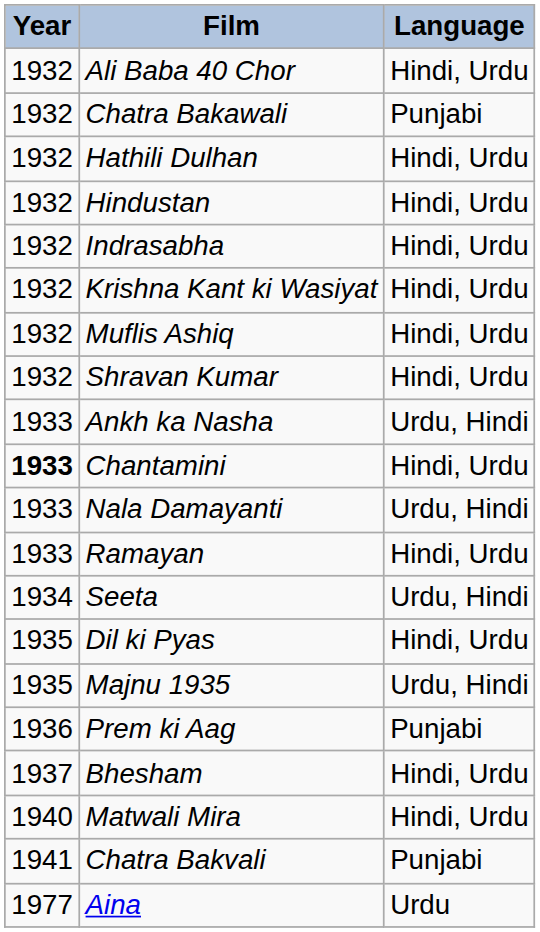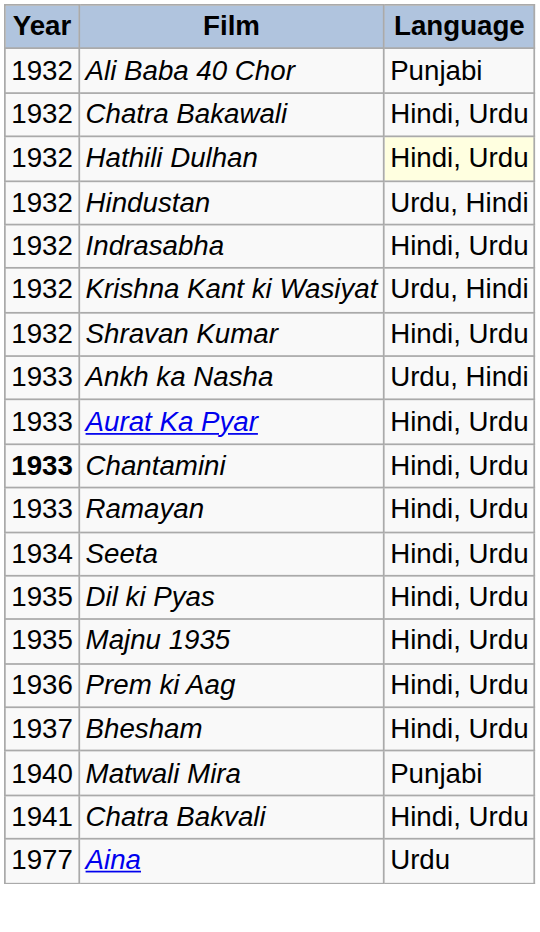(459, 70) Hindi, Urdu -> (436, 70) Punjabi
(436, 114) Punjabi -> (459, 114) Hindi, Urdu
(459, 158) no background -> (459, 158) lightyellow background
(459, 202) Hindi, Urdu -> (459, 202) Urdu, Hindi
(459, 289) Hindi, Urdu -> (459, 289) Urdu, Hindi
- row: (160, 333)
+ row: (172, 421)
- row: (184, 509)
(459, 597) Urdu, Hindi -> (459, 553) Hindi, Urdu
(459, 684) Urdu, Hindi -> (459, 641) Hindi, Urdu
(436, 728) Punjabi -> (459, 684) Hindi, Urdu
(459, 816) Hindi, Urdu -> (436, 772) Punjabi
(436, 860) Punjabi -> (459, 816) Hindi, Urdu
